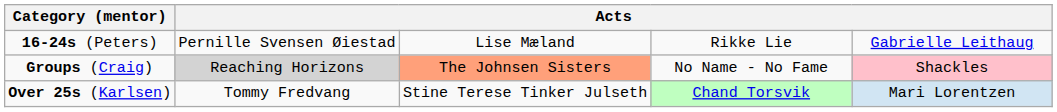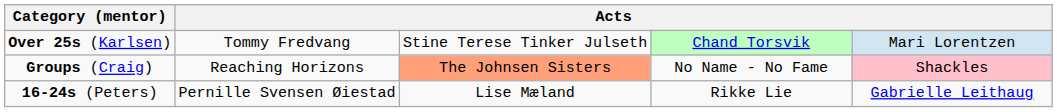rows swapped: (90, 93) <-> (90, 42)
(287, 68) lightgrey background -> (287, 68) no background
